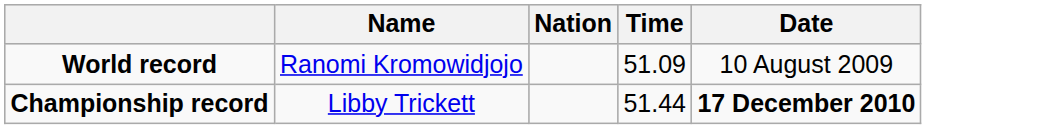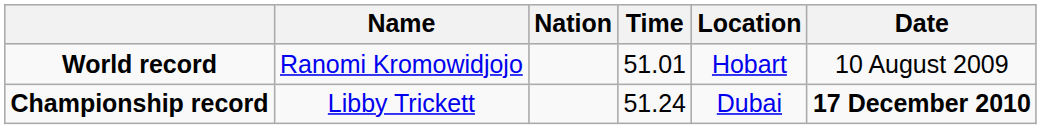+ column: (749, 24)
(655, 63) 51.09 -> (655, 63) 51.01
(655, 103) 51.44 -> (655, 103) 51.24
